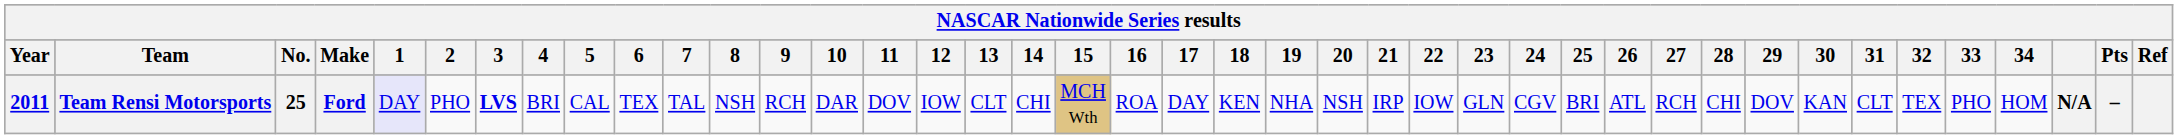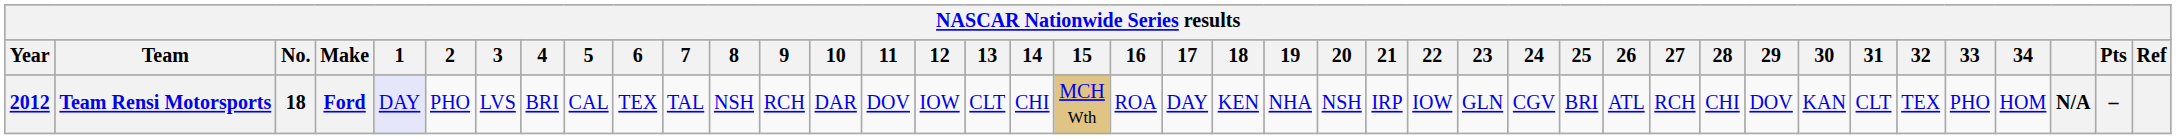(30, 103) 2011 -> (30, 103) 2012
(296, 103) 25 -> (296, 103) 18
(498, 103) bold -> (498, 103) normal
